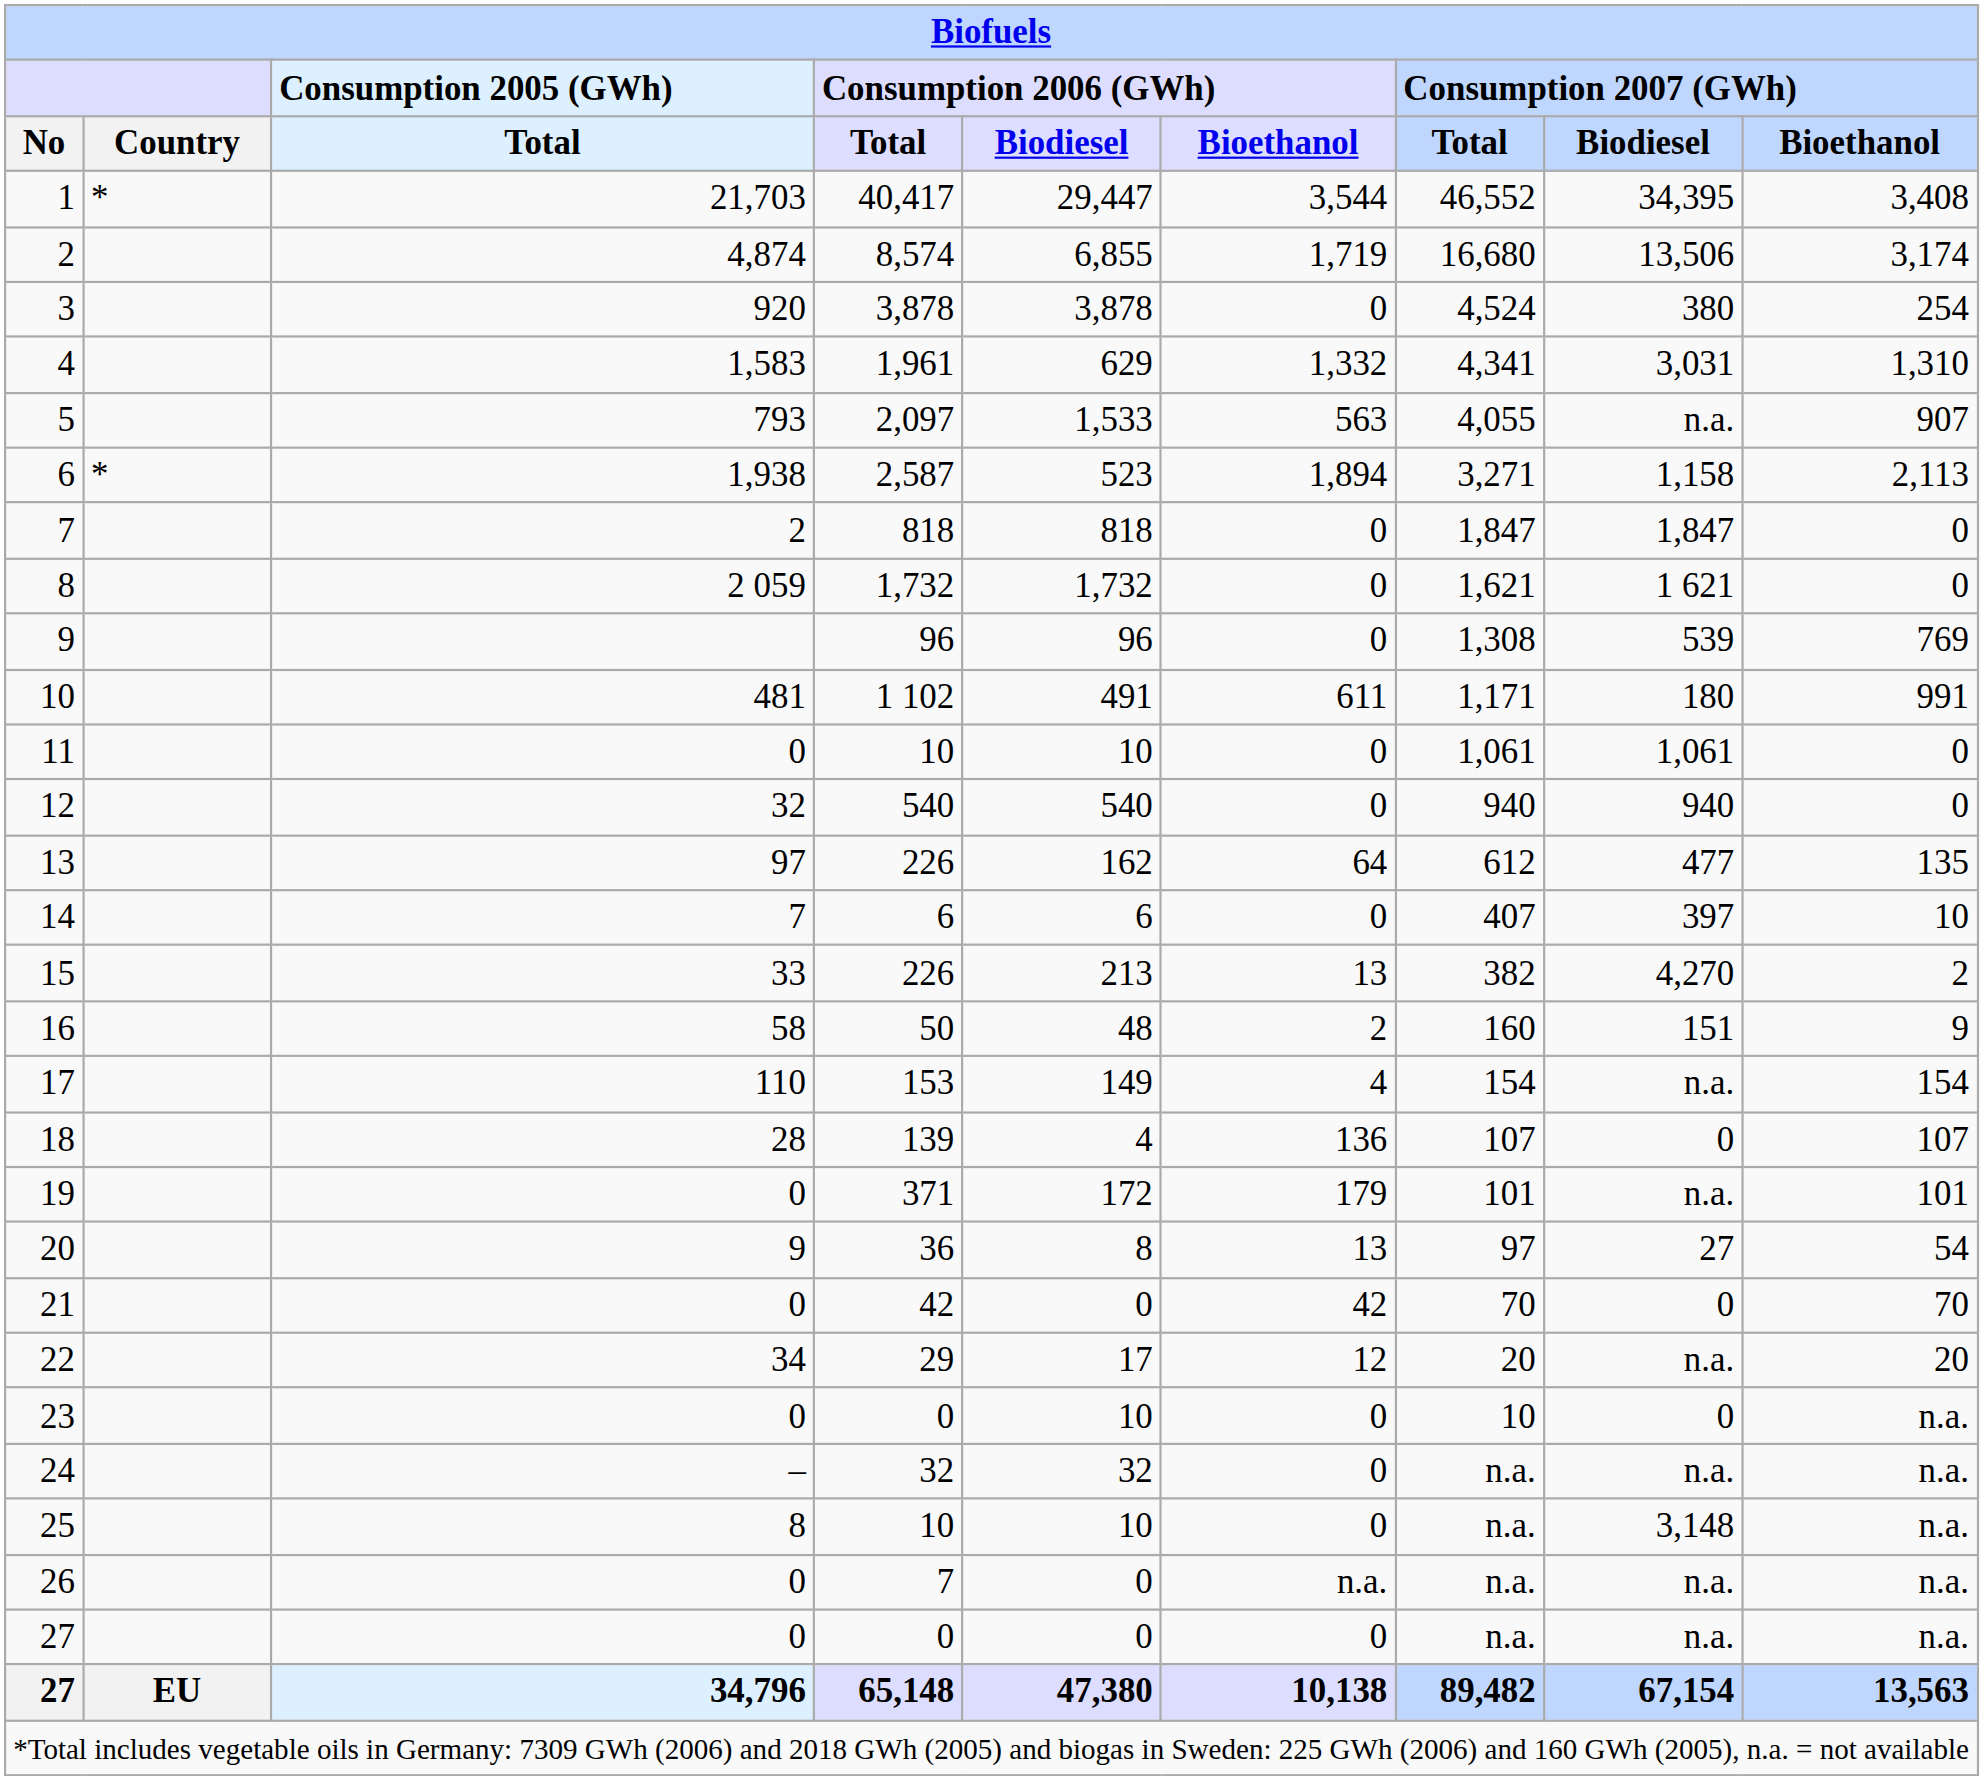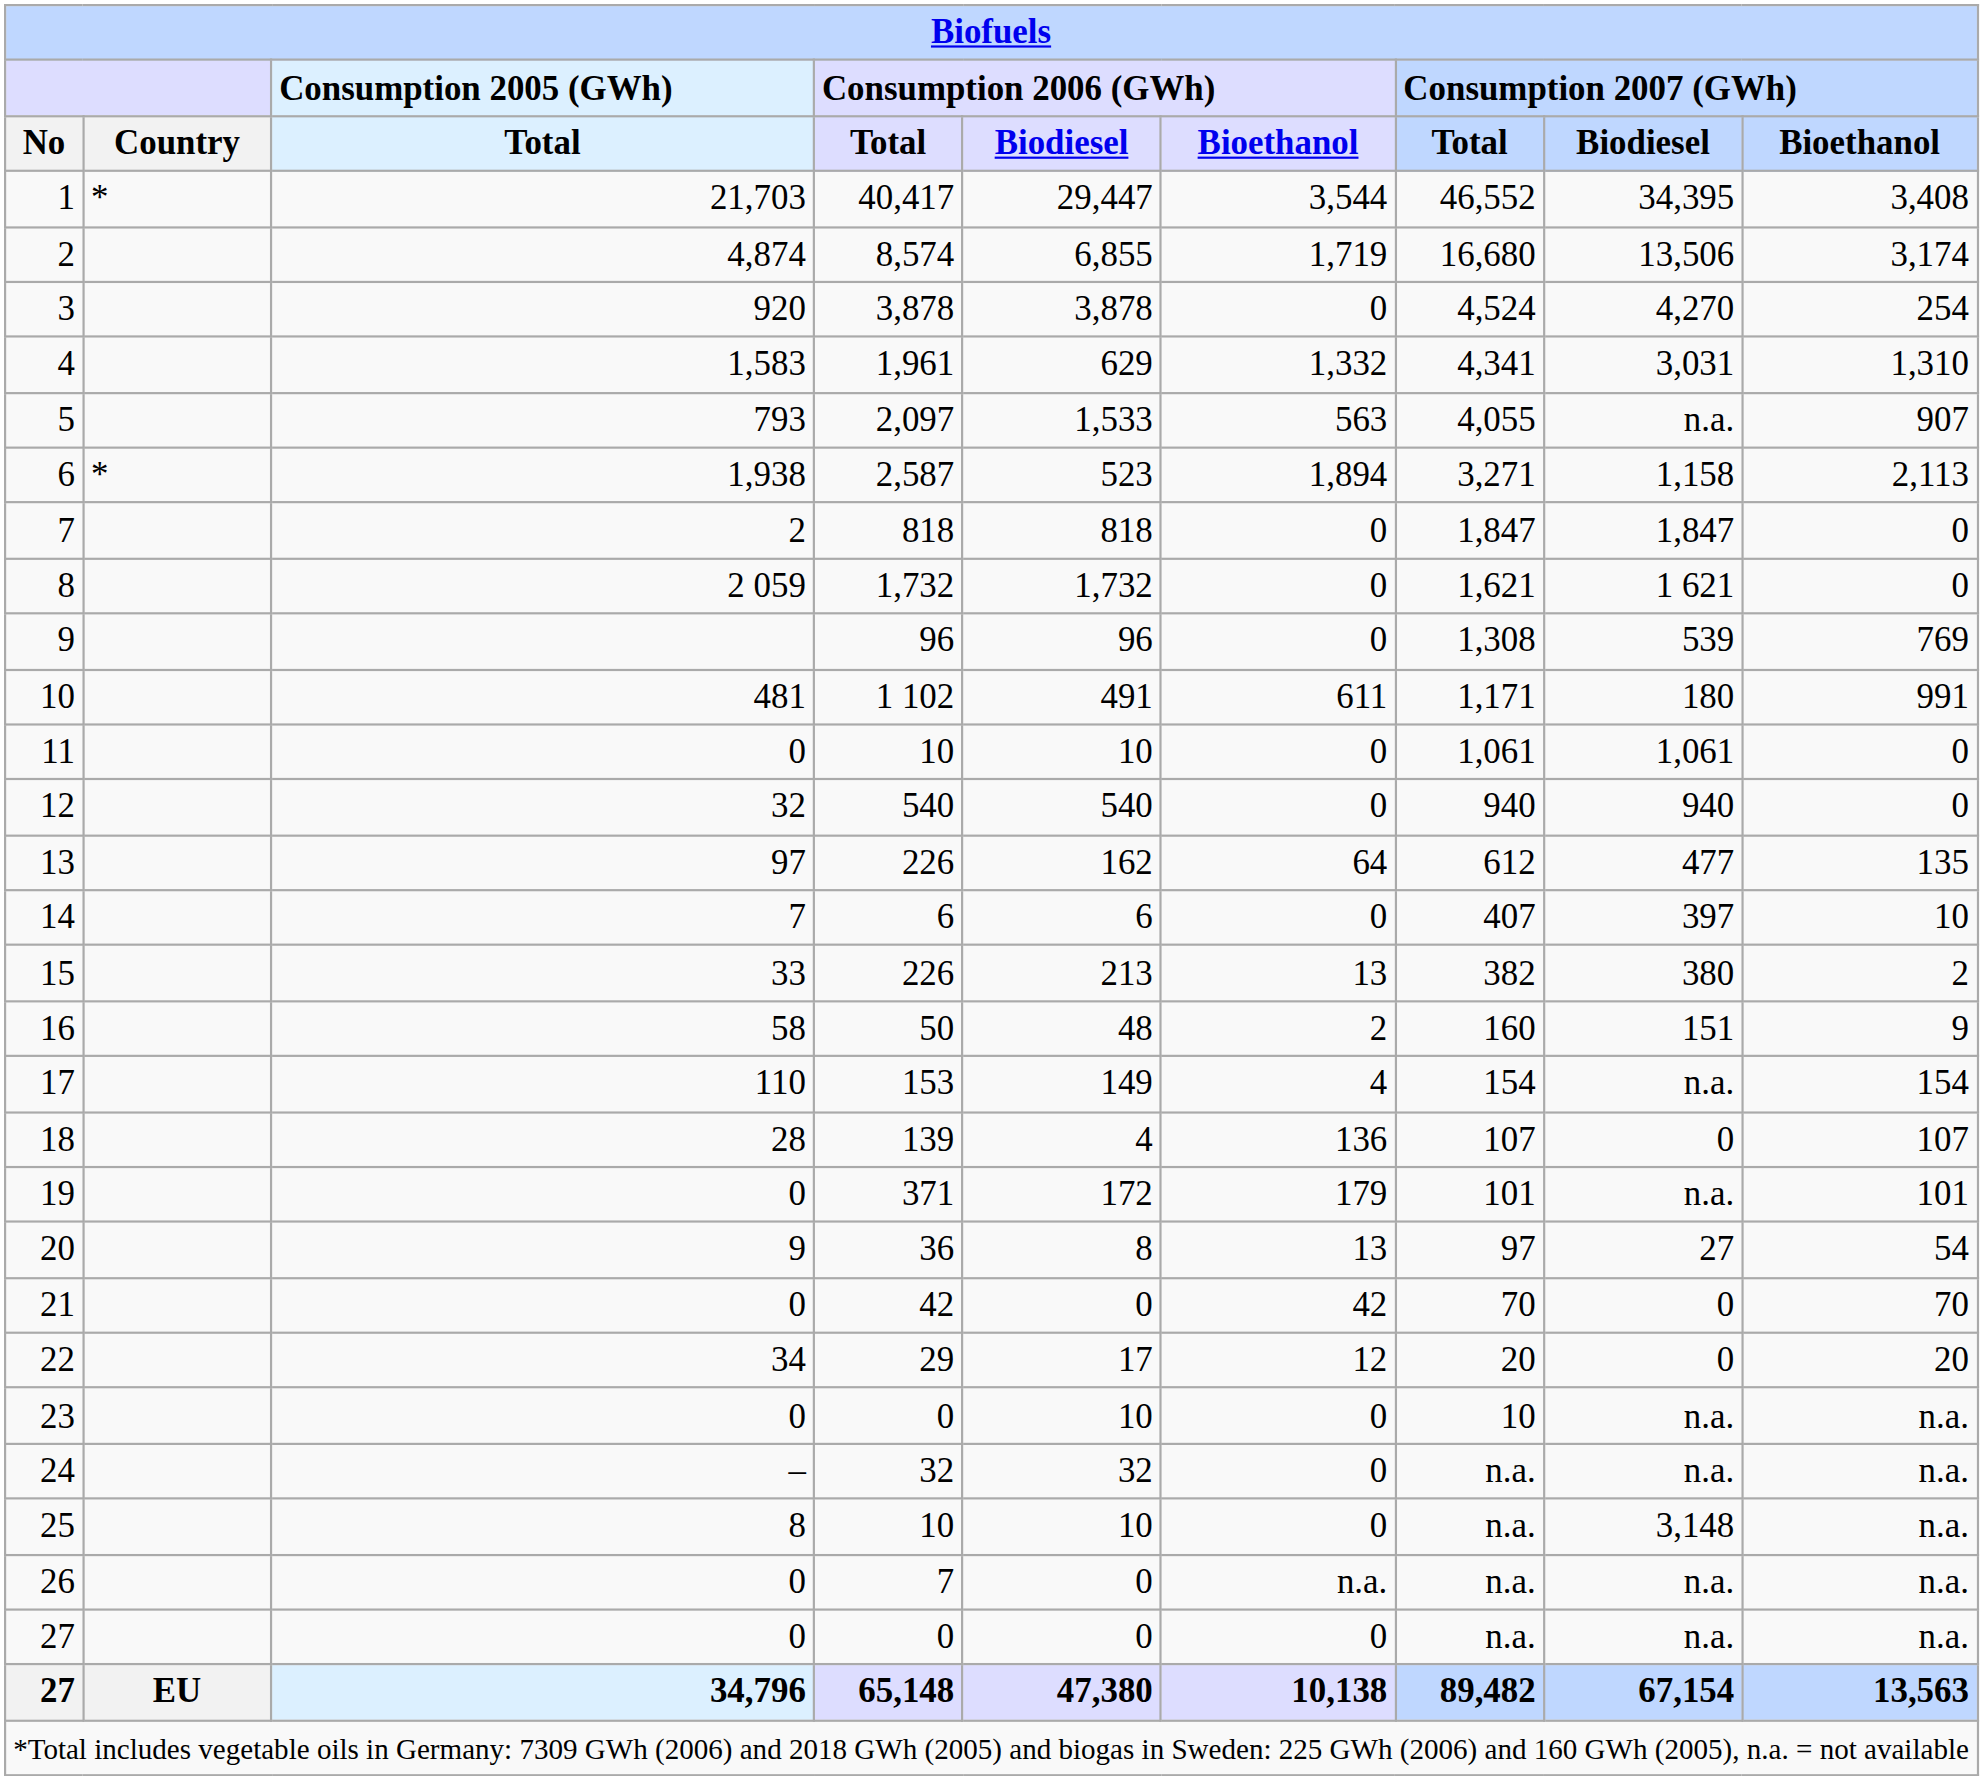(1708, 308) 380 -> (1695, 308) 4,270
(1695, 972) 4,270 -> (1708, 972) 380
(1709, 1359) n.a. -> (1725, 1359) 0
(1725, 1415) 0 -> (1709, 1415) n.a.
